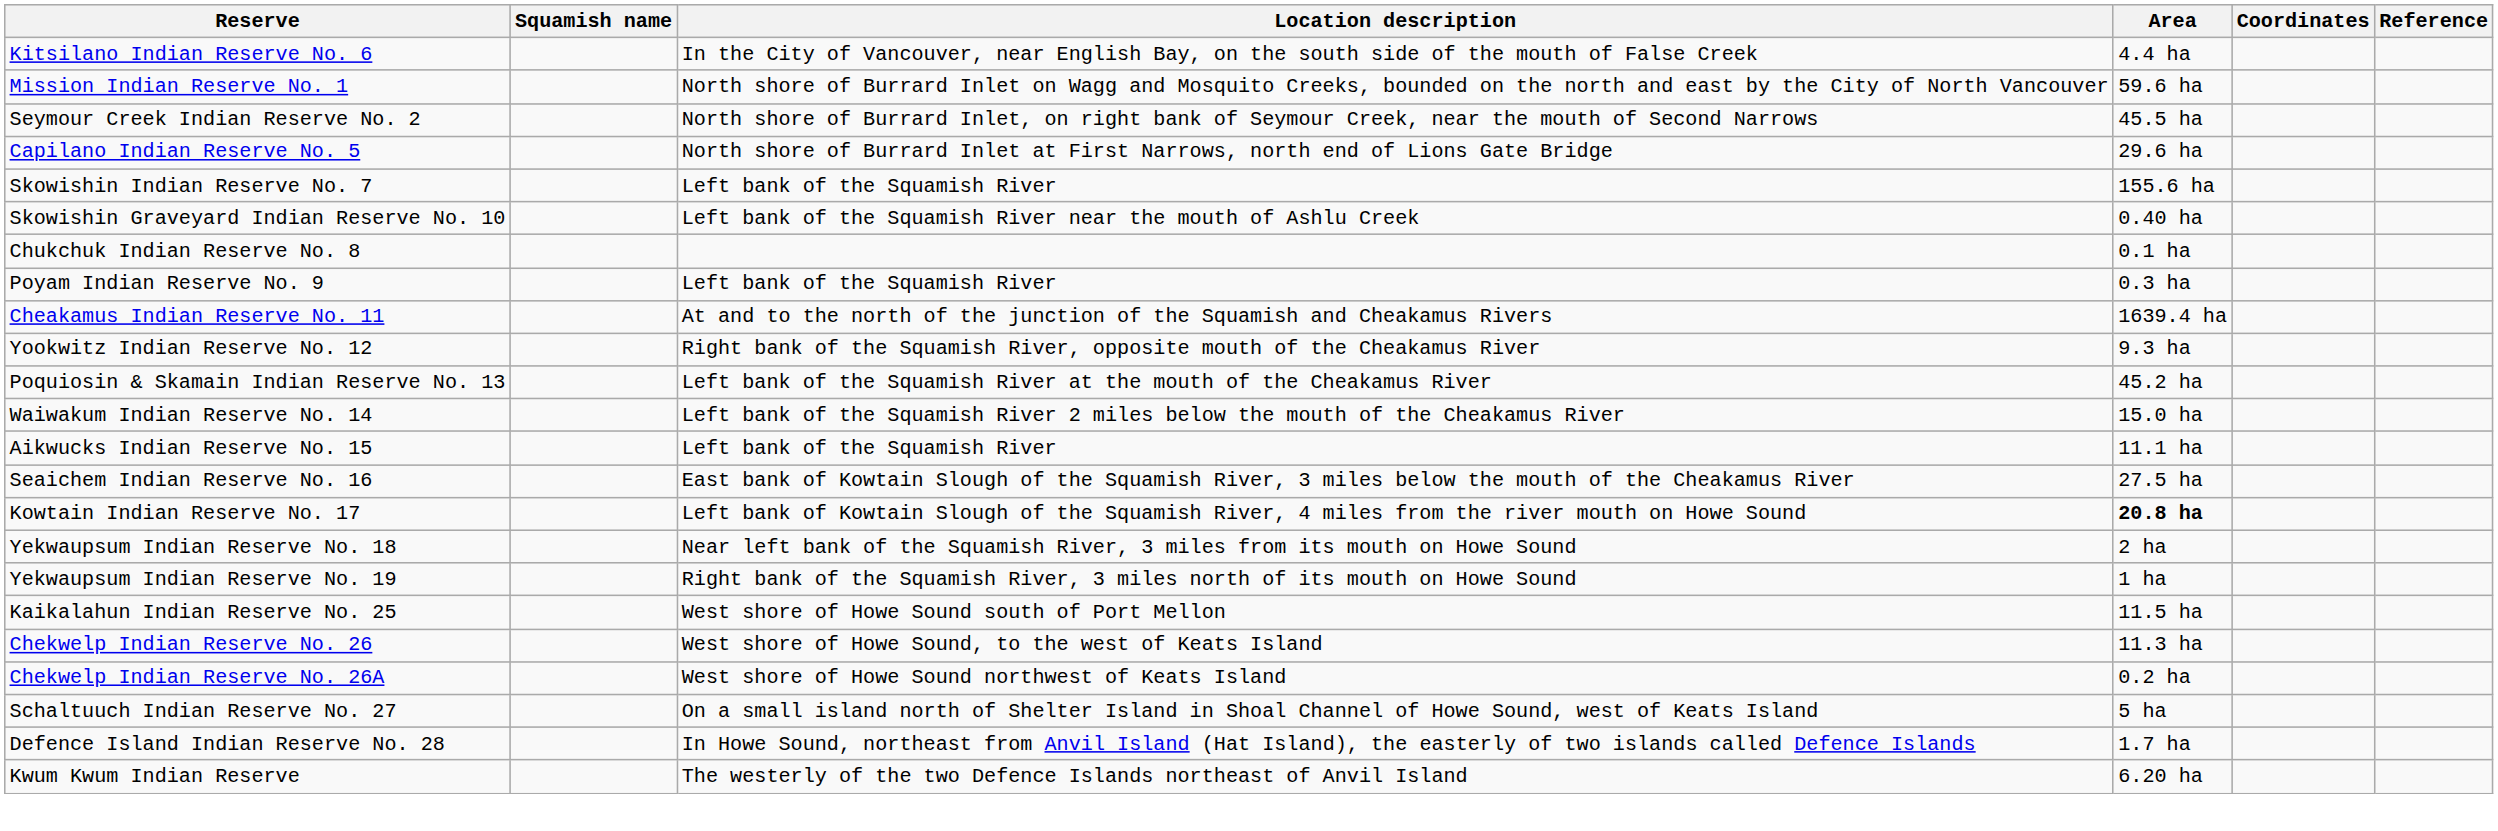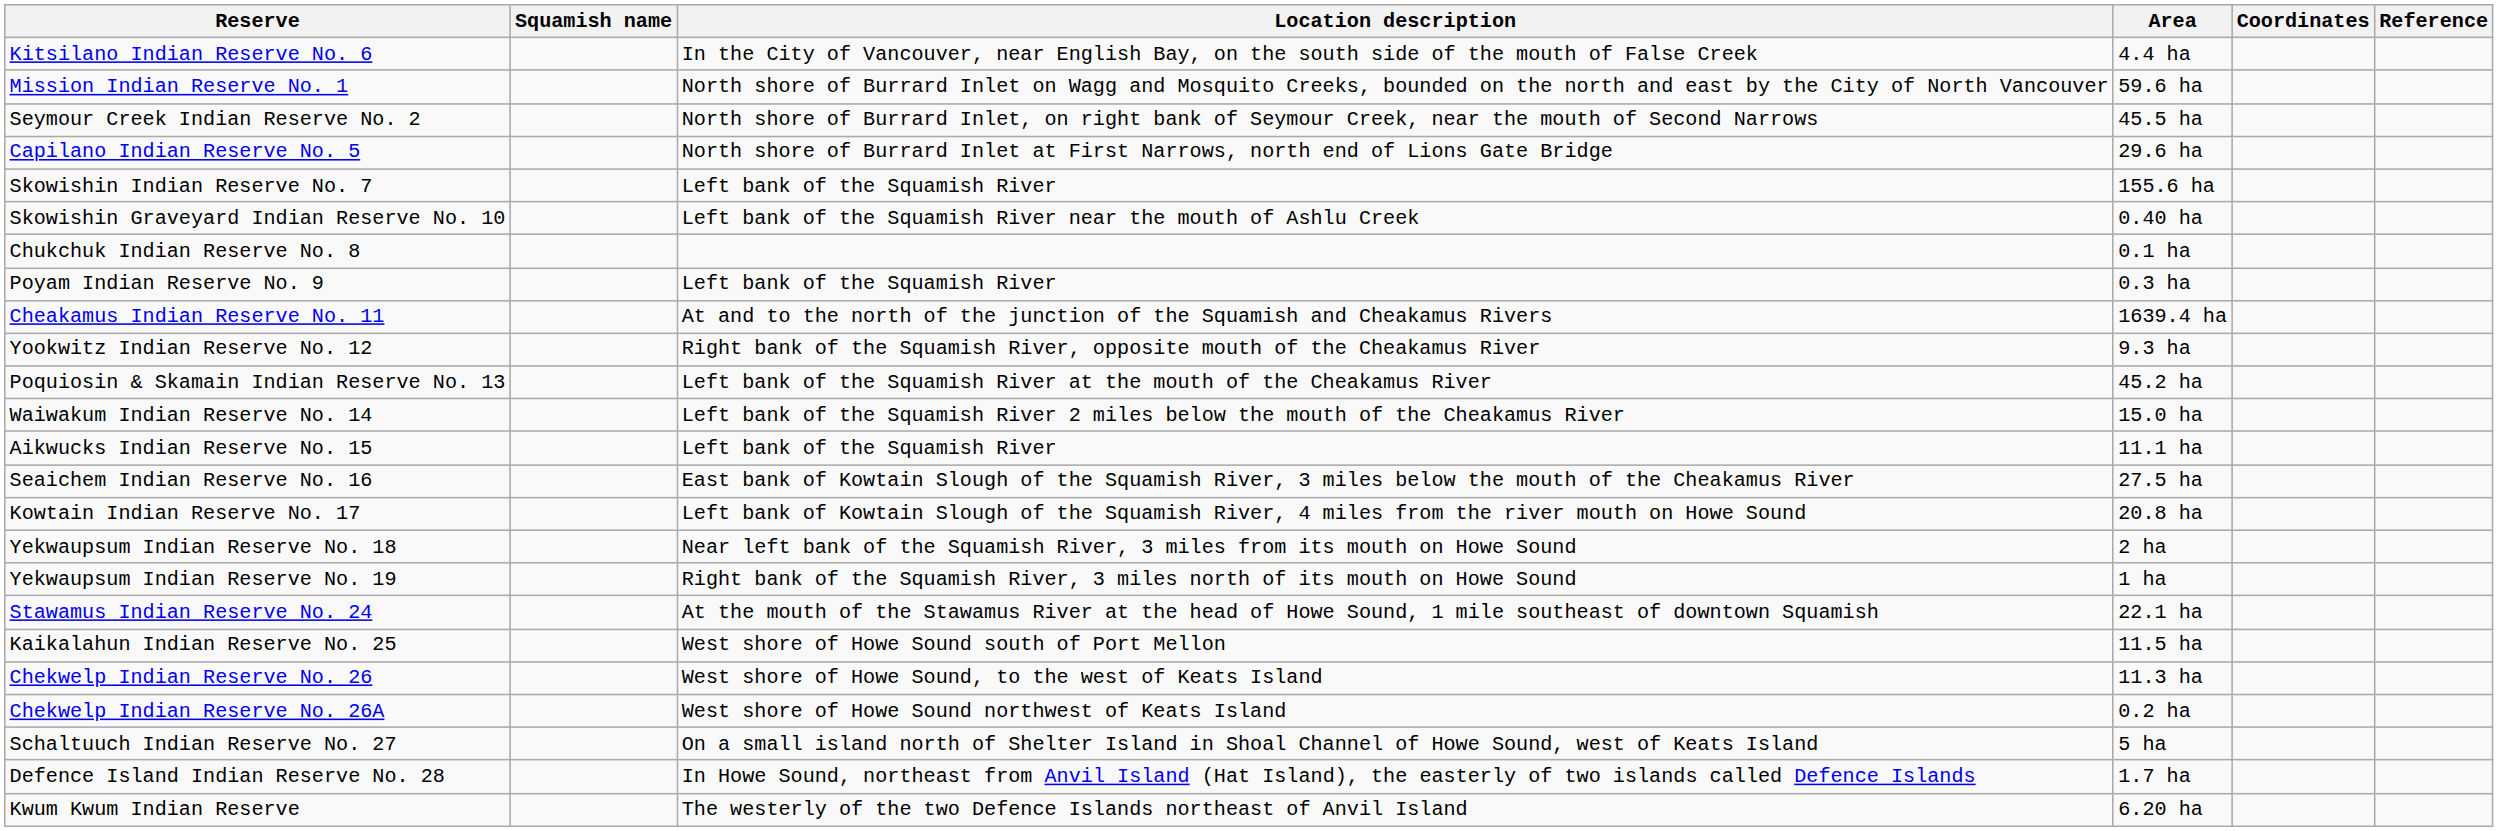(2161, 514) bold -> (2161, 514) normal
+ row: (191, 612)
